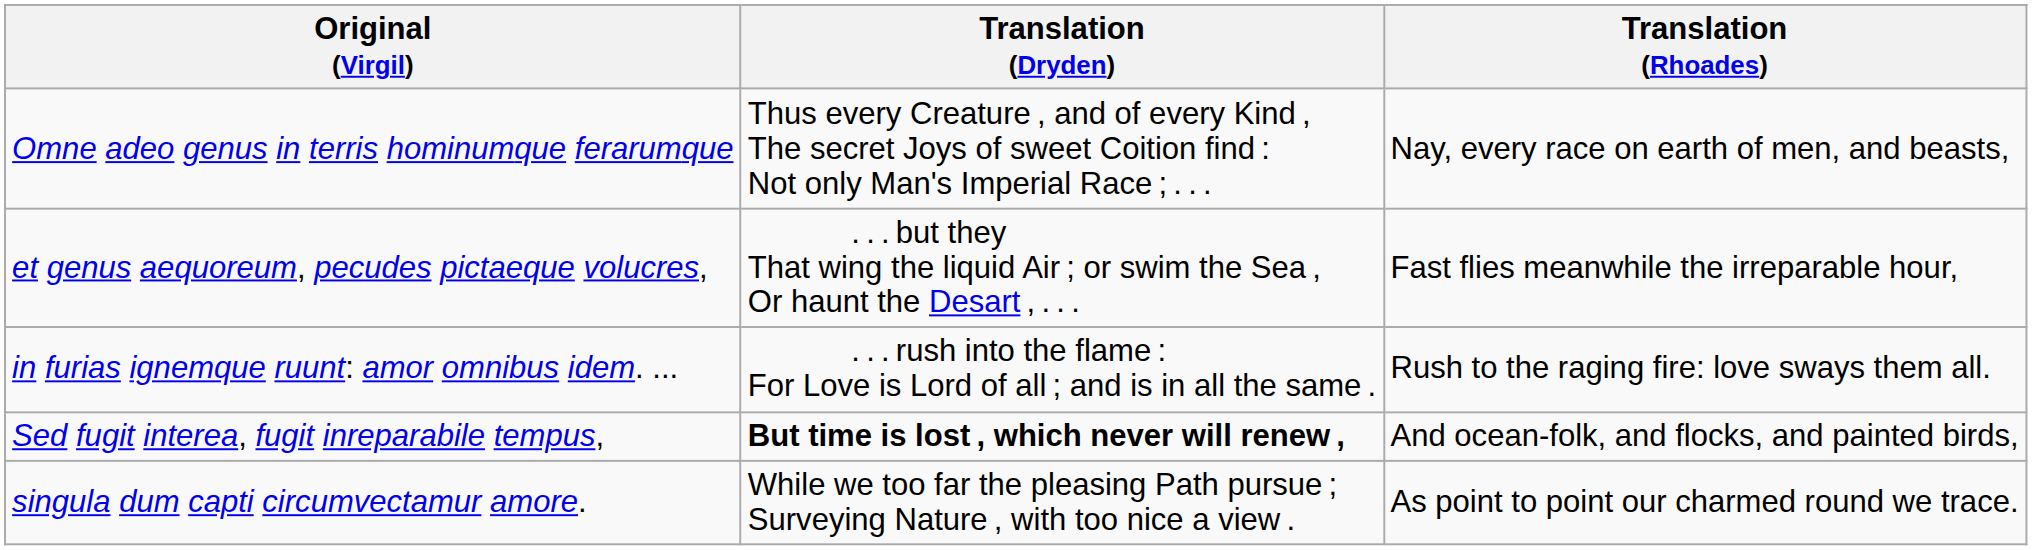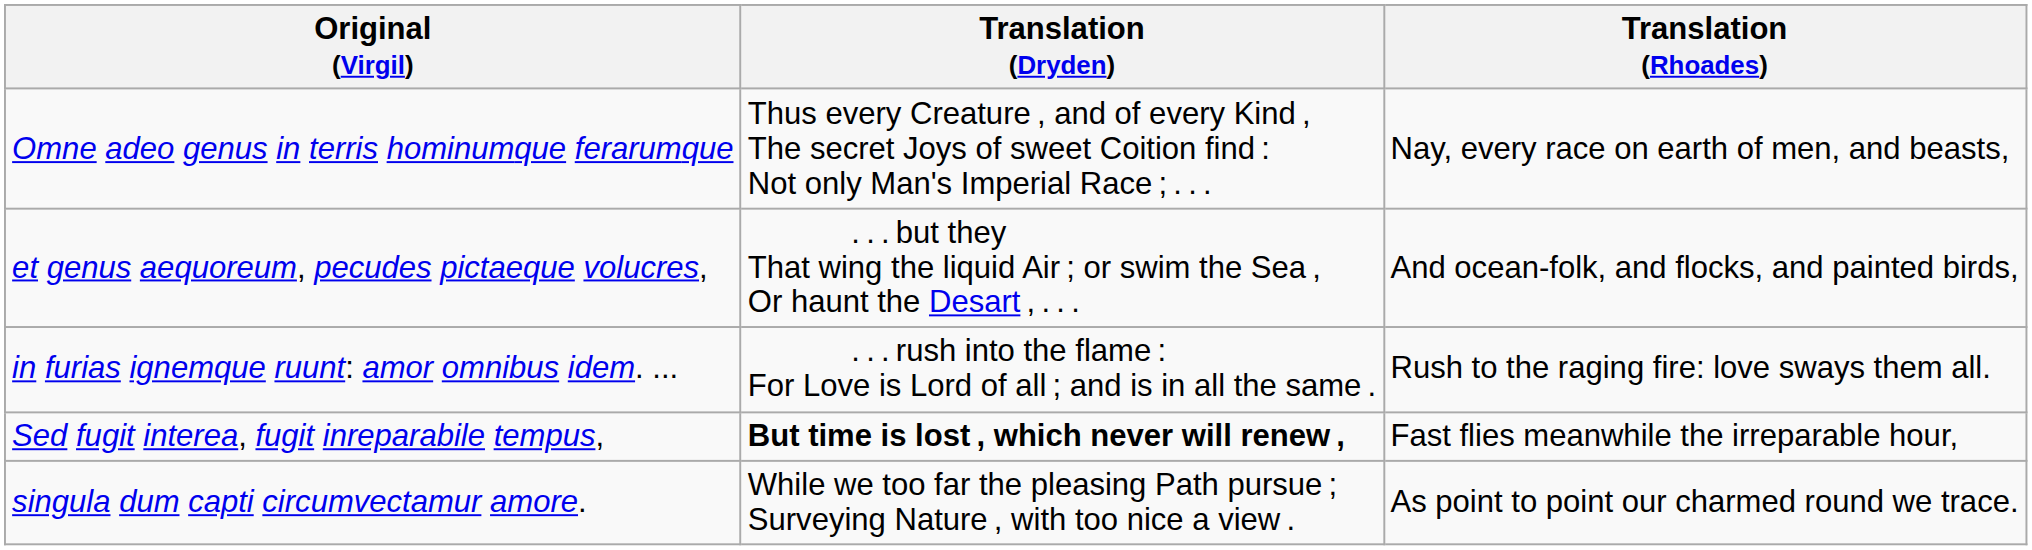(1674, 267) Fast flies meanwhile the irreparable hour, -> (1705, 267) And ocean-folk, and flocks, and painted birds,
(1705, 435) And ocean-folk, and flocks, and painted birds, -> (1674, 435) Fast flies meanwhile the irreparable hour,
